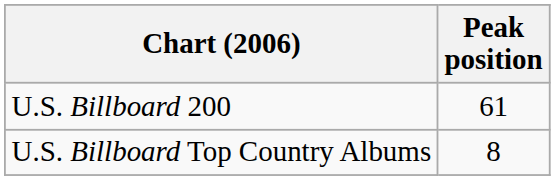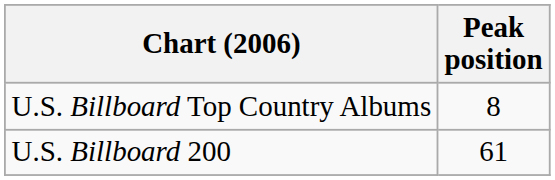rows swapped: (221, 151) <-> (121, 105)
